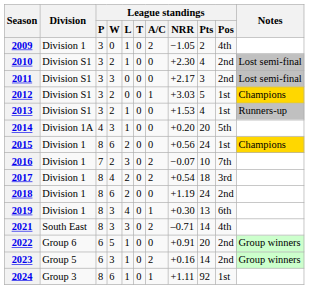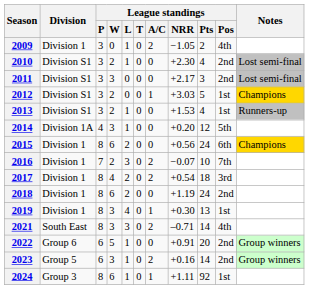(205, 128) 20 -> (205, 128) 12
(224, 144) 1st -> (225, 144) 6th
(225, 210) 6th -> (224, 210) 1st
